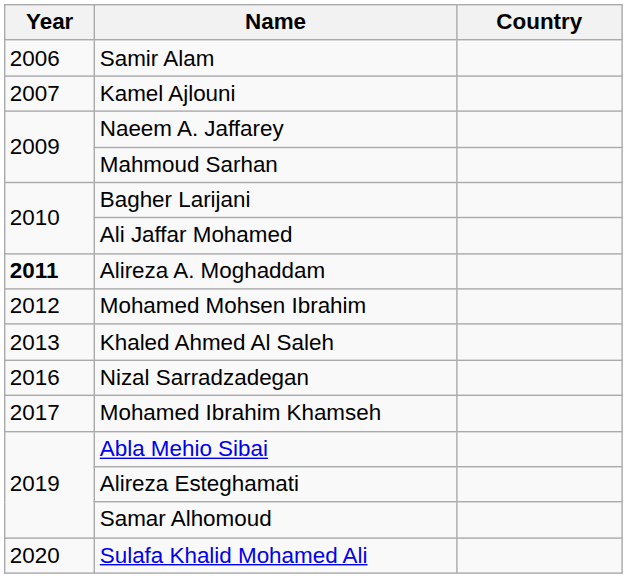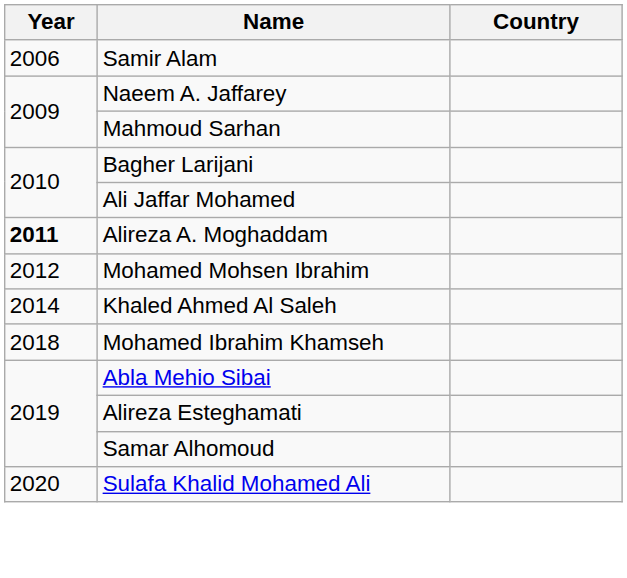- row: (168, 93)
(35, 341) 2013 -> (35, 306) 2014
- row: (204, 377)
(35, 413) 2017 -> (35, 341) 2018
